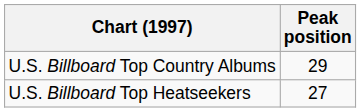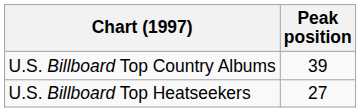(318, 65) 29 -> (318, 65) 39
